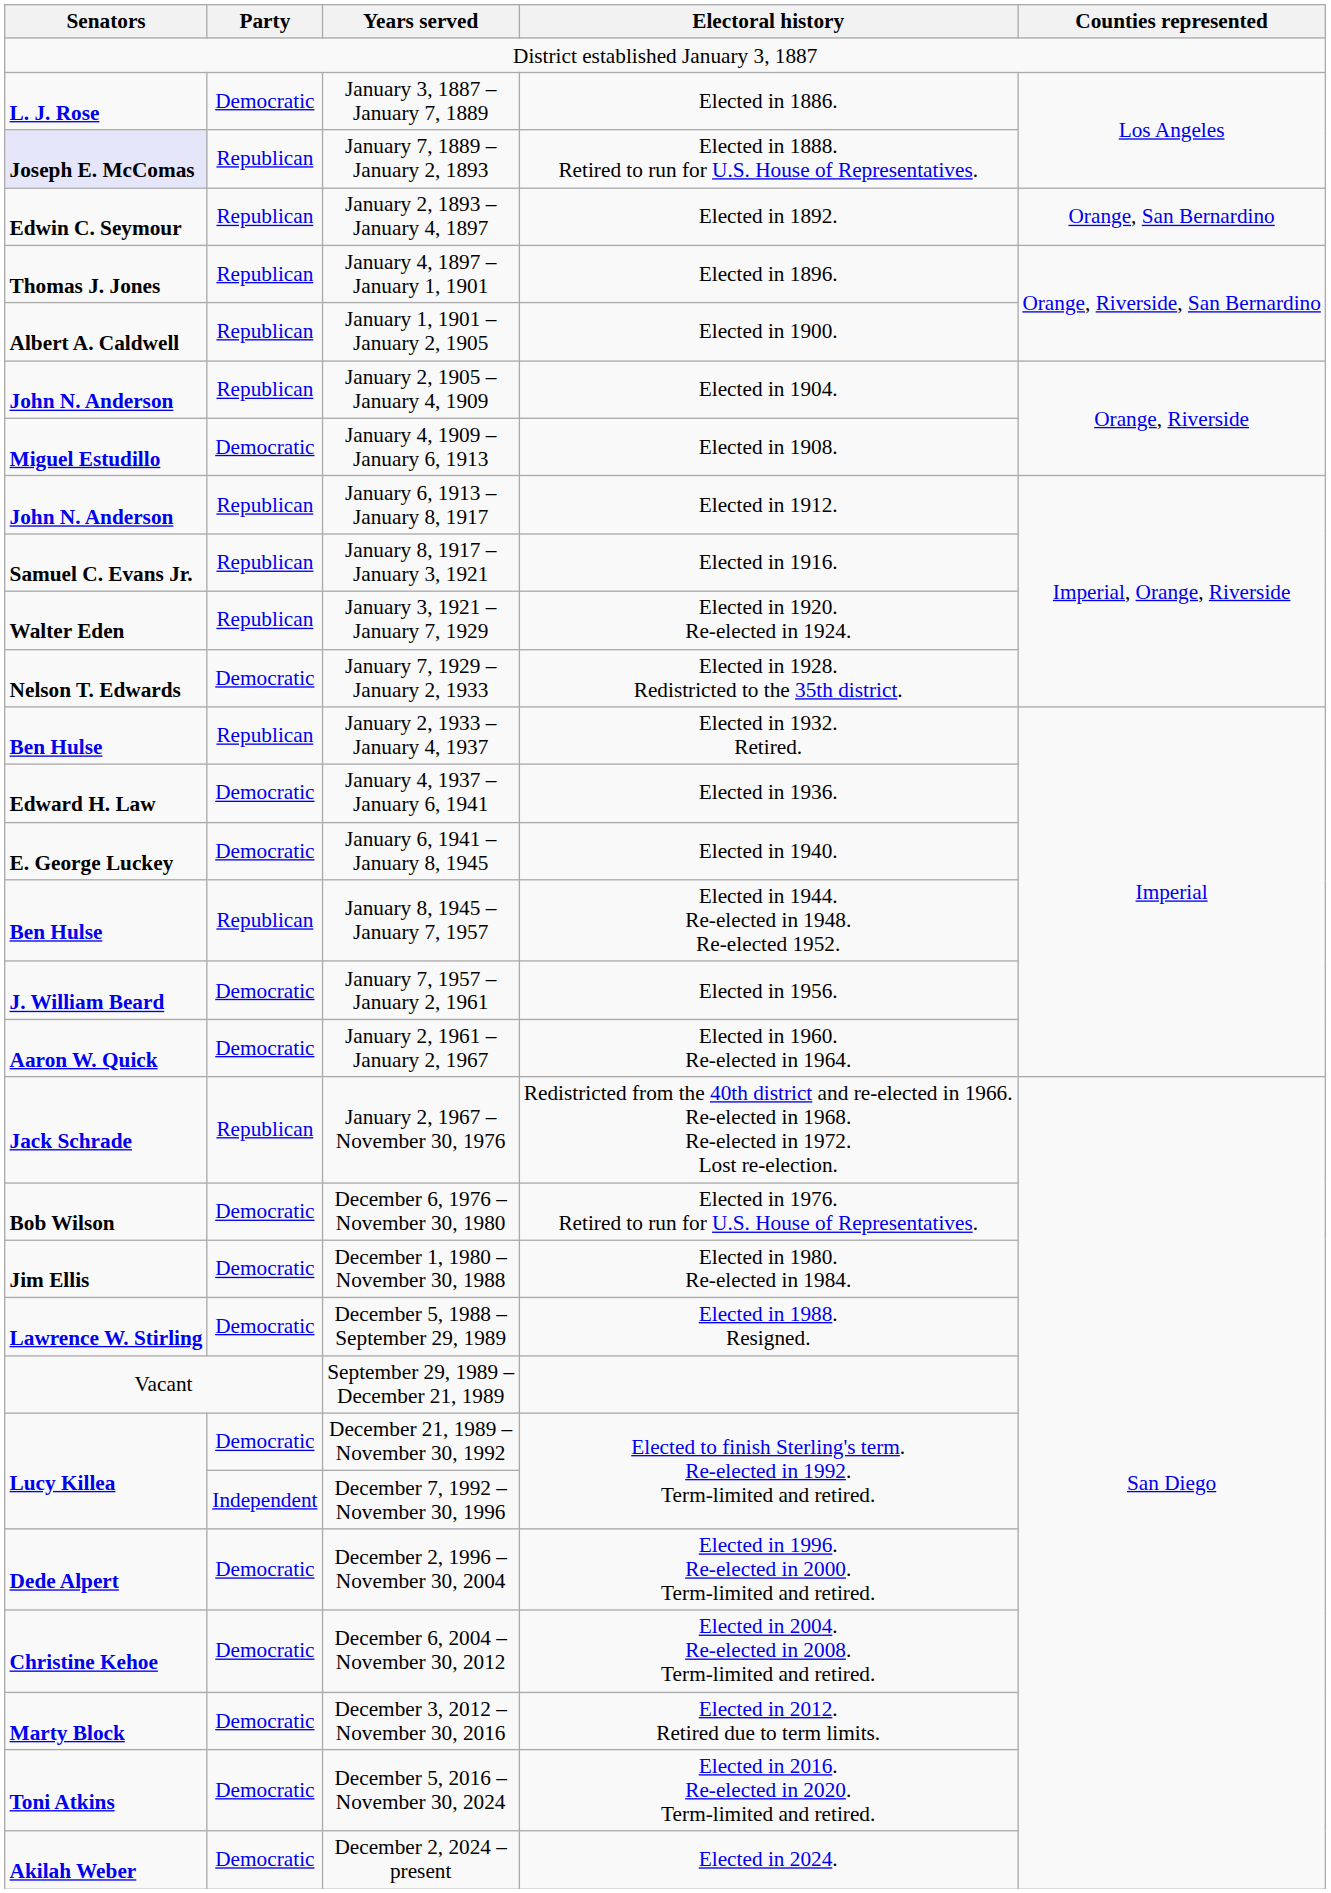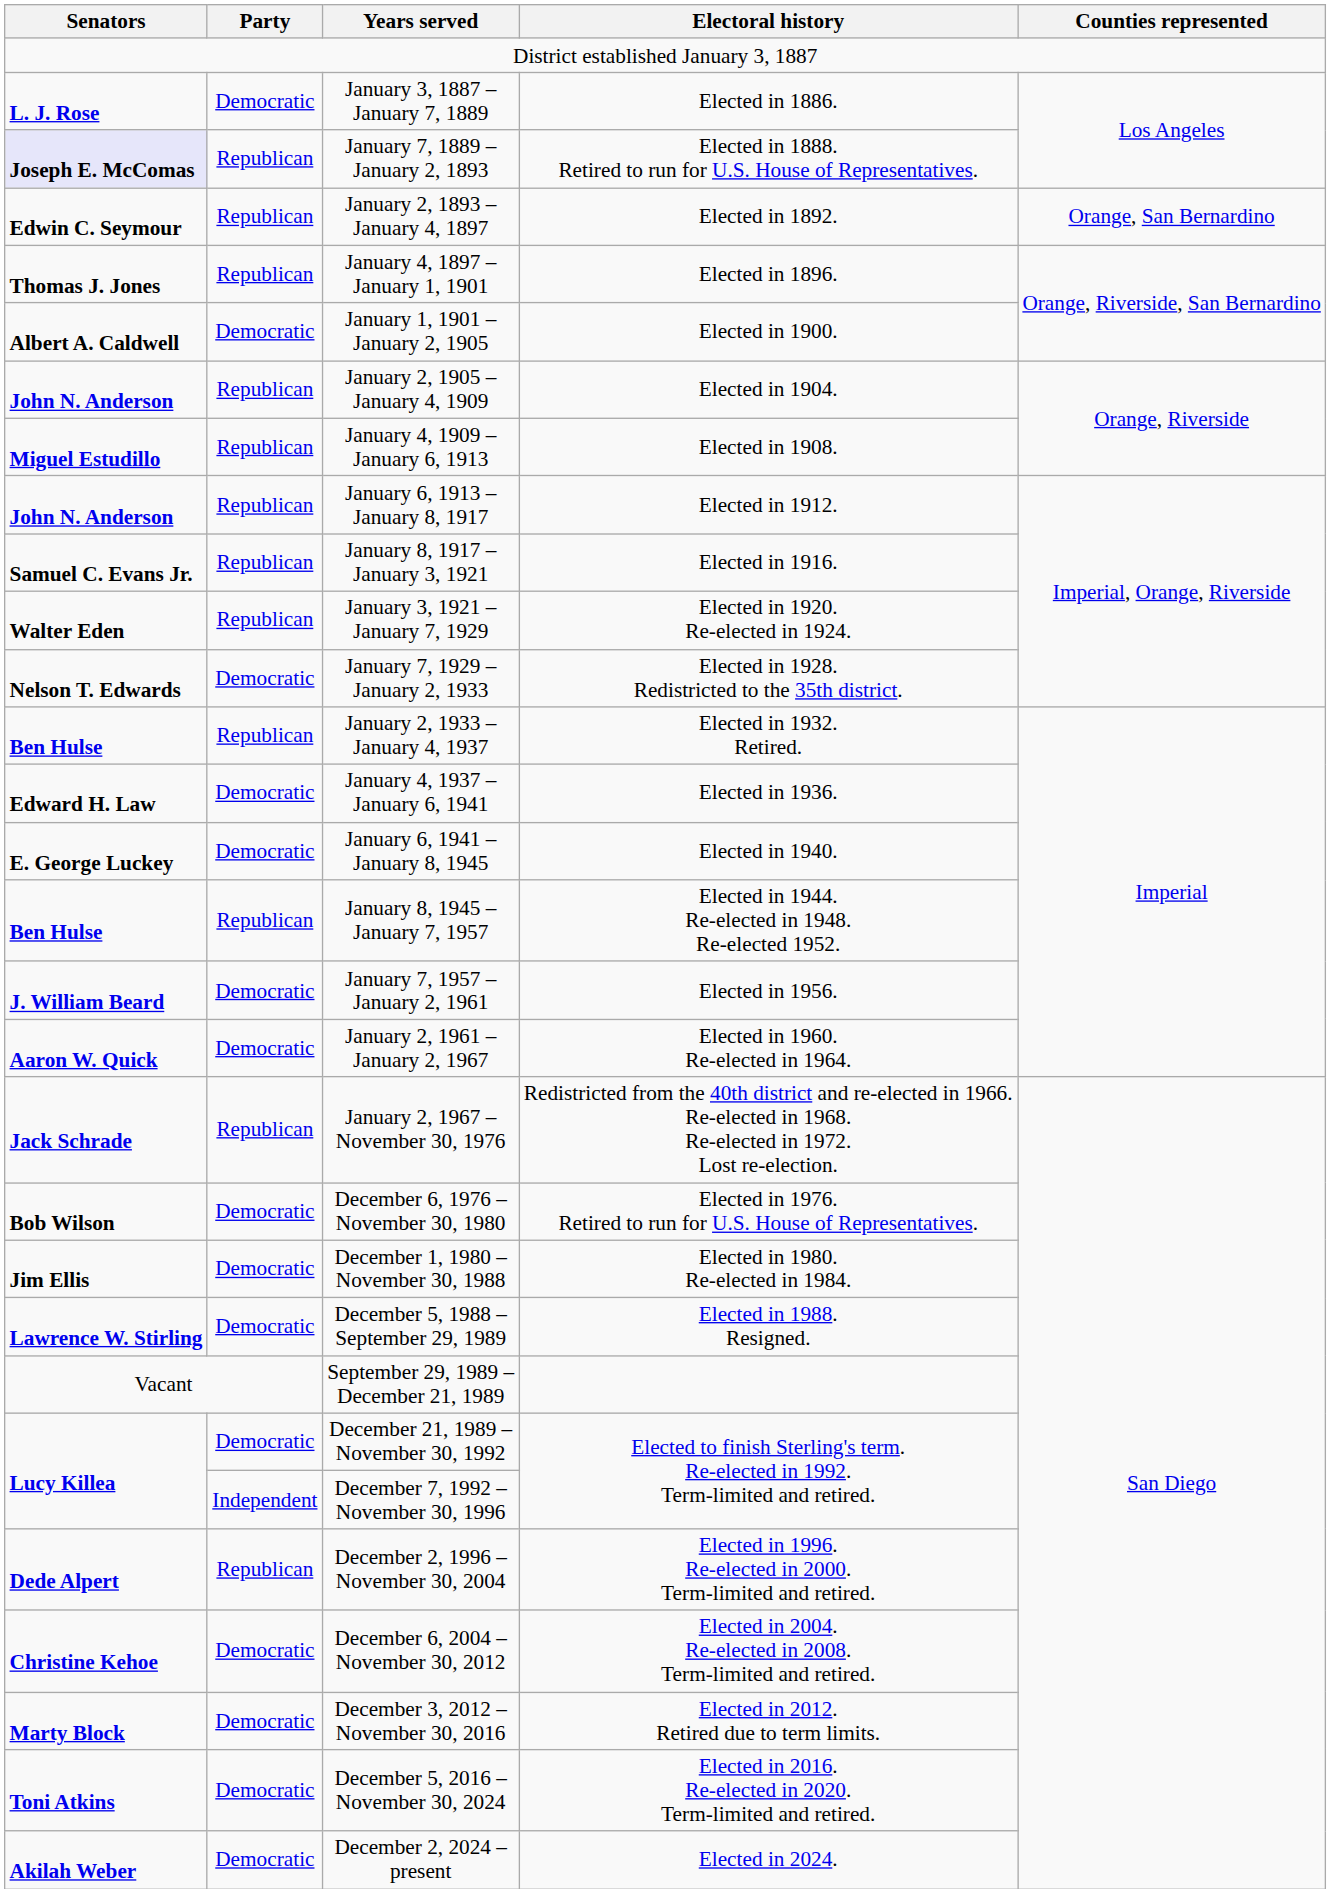(265, 331) Republican -> (265, 331) Democratic
(265, 446) Democratic -> (265, 446) Republican
(265, 1569) Democratic -> (265, 1569) Republican
